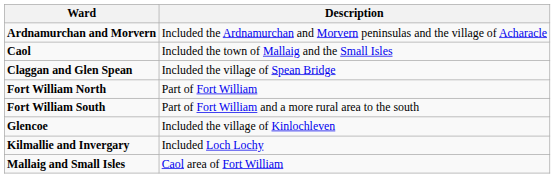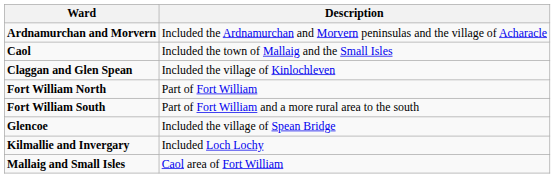(249, 70) Included the village of Spean Bridge -> (248, 70) Included the village of Kinlochleven
(248, 126) Included the village of Kinlochleven -> (249, 126) Included the village of Spean Bridge
